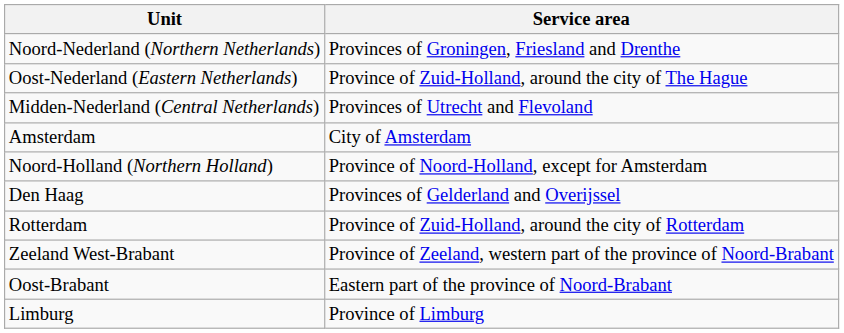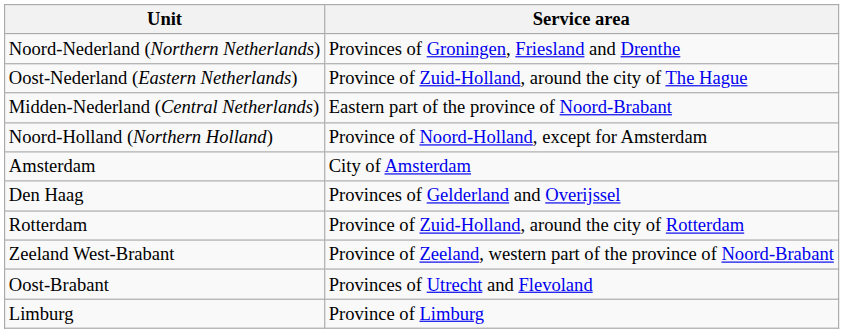(461, 107) Provinces of Utrecht and Flevoland -> (500, 107) Eastern part of the province of Noord-Brabant
rows swapped: (141, 166) <-> (52, 136)
(500, 284) Eastern part of the province of Noord-Brabant -> (461, 284) Provinces of Utrecht and Flevoland
